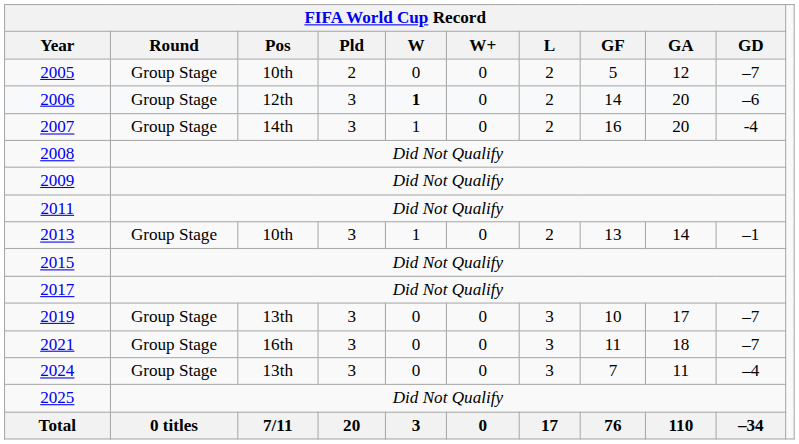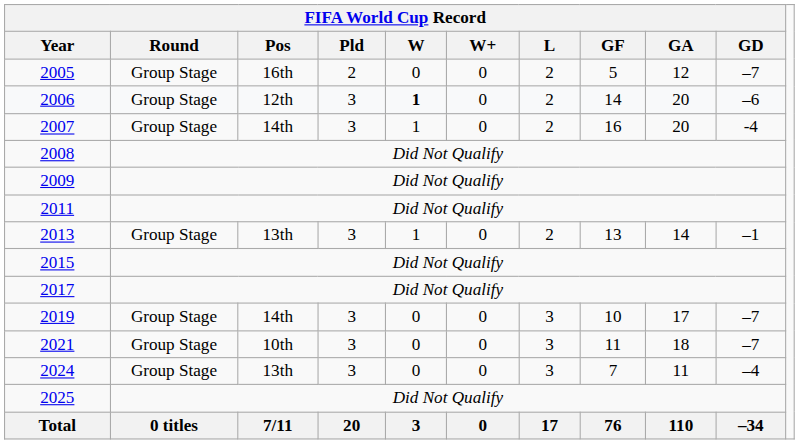(278, 72) 10th -> (278, 72) 16th
(278, 235) 10th -> (278, 235) 13th
(278, 316) 13th -> (278, 316) 14th
(278, 343) 16th -> (278, 343) 10th
